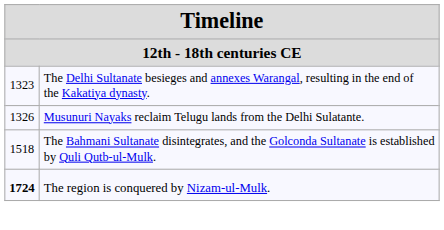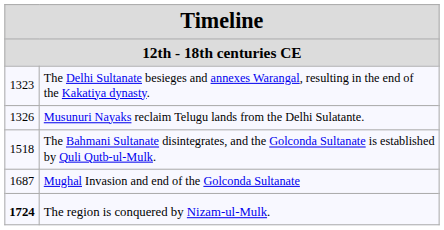+ row: (172, 180)
